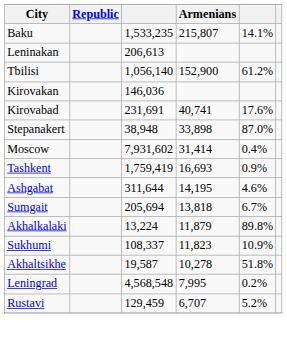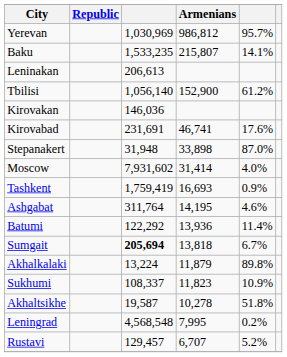+ row: (27, 33)
(195, 110) 40,741 -> (195, 129) 46,741
(141, 129) 38,948 -> (141, 149) 31,948
(254, 149) 0.4% -> (254, 168) 4.0%
(144, 187) 311,644 -> (144, 206) 311,764
+ row: (25, 226)
(144, 206) normal -> (144, 245) bold
(144, 303) 129,459 -> (144, 341) 129,457
